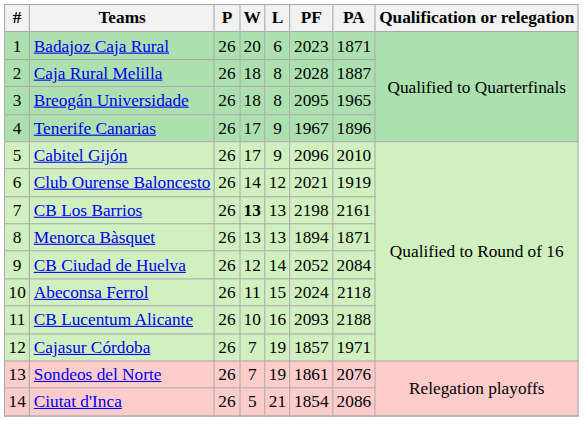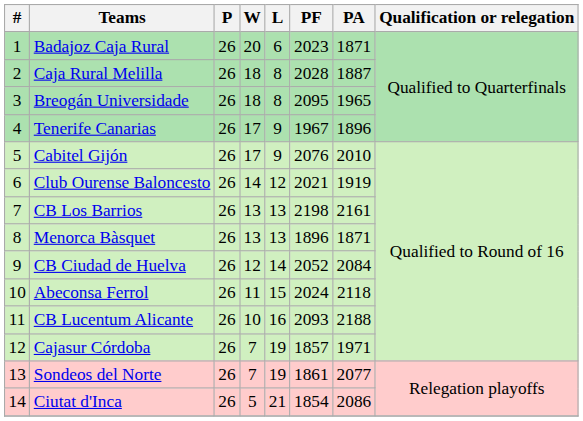(311, 155) 2096 -> (311, 155) 2076
(252, 210) bold -> (252, 210) normal
(311, 237) 1894 -> (311, 237) 1896
(354, 374) 2076 -> (354, 374) 2077
